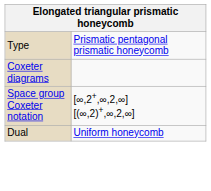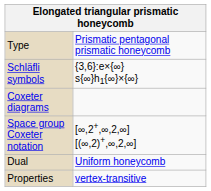+ row: (26, 73)
+ row: (30, 178)
